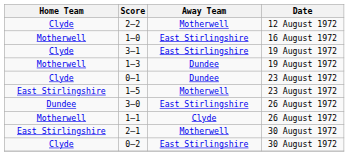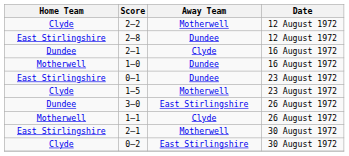+ row: (133, 38)
+ row: (133, 51)
(204, 38) East Stirlingshire -> (204, 64) Dundee
- row: (133, 51)
- row: (133, 64)
(61, 78) Clyde -> (61, 78) East Stirlingshire
(61, 91) East Stirlingshire -> (61, 91) Clyde
